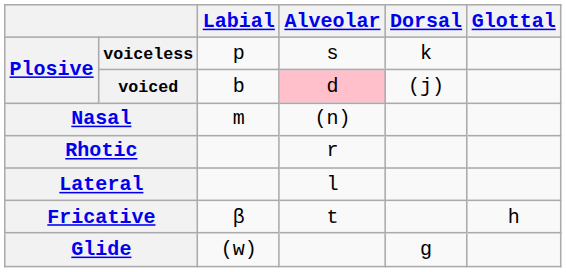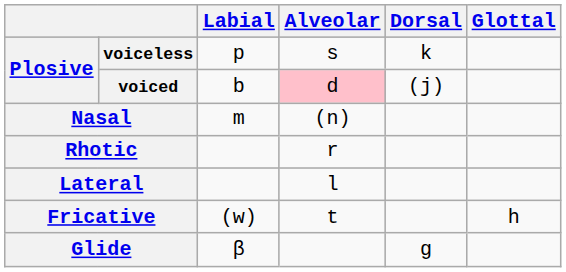(239, 217) β -> (239, 217) (w)
(239, 249) (w) -> (239, 249) β
